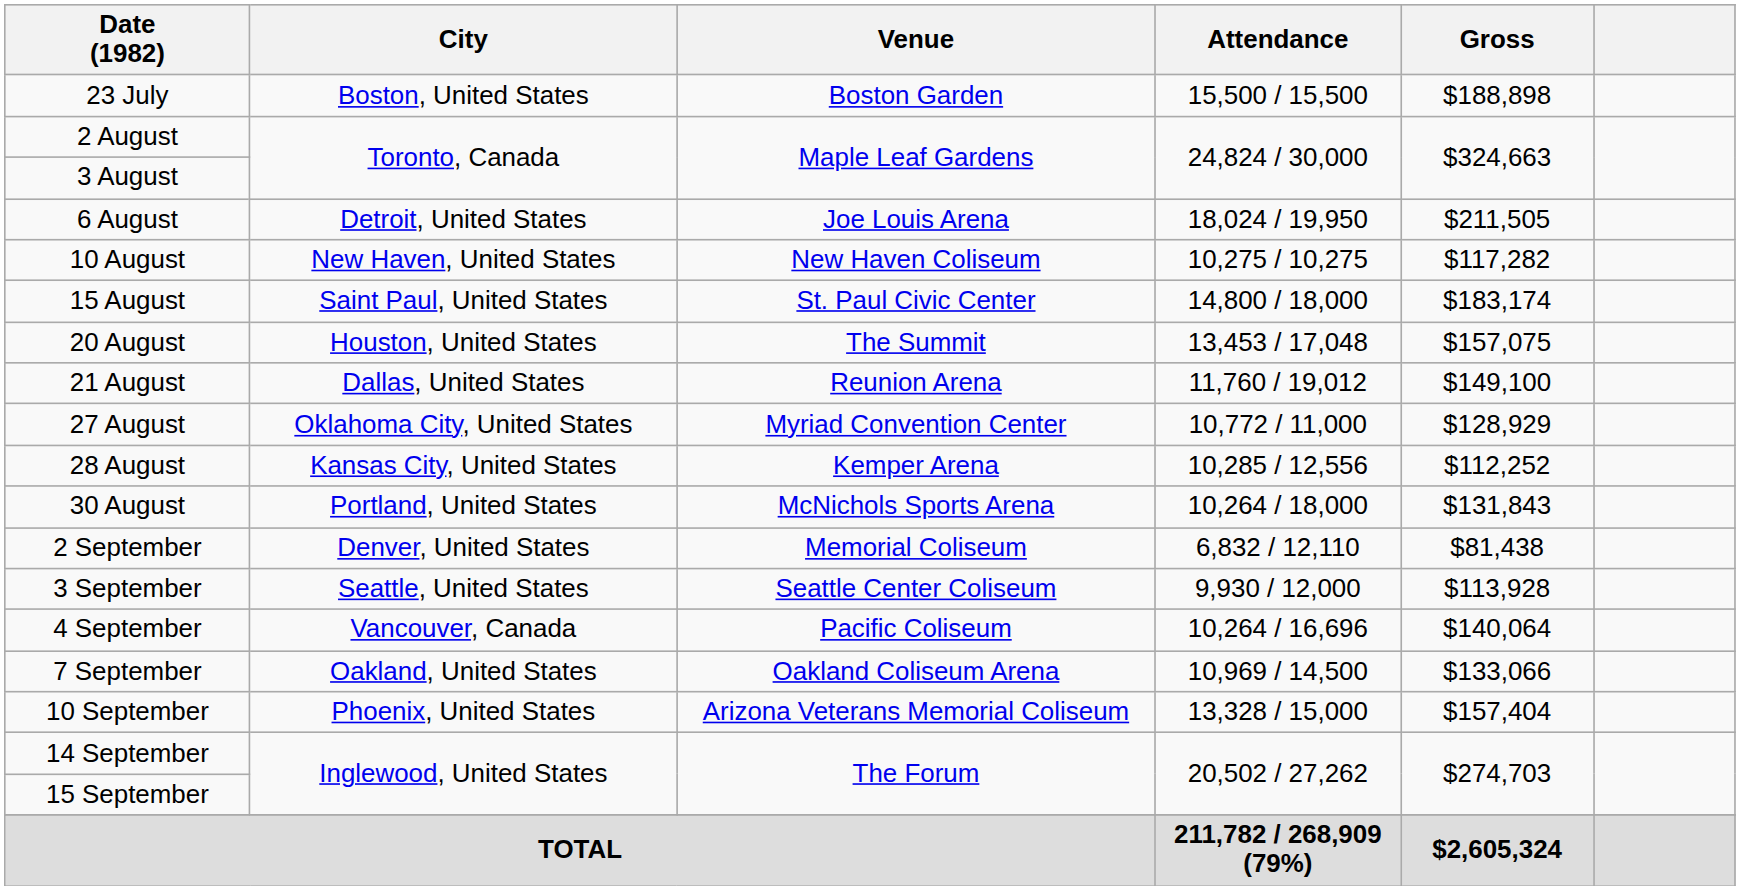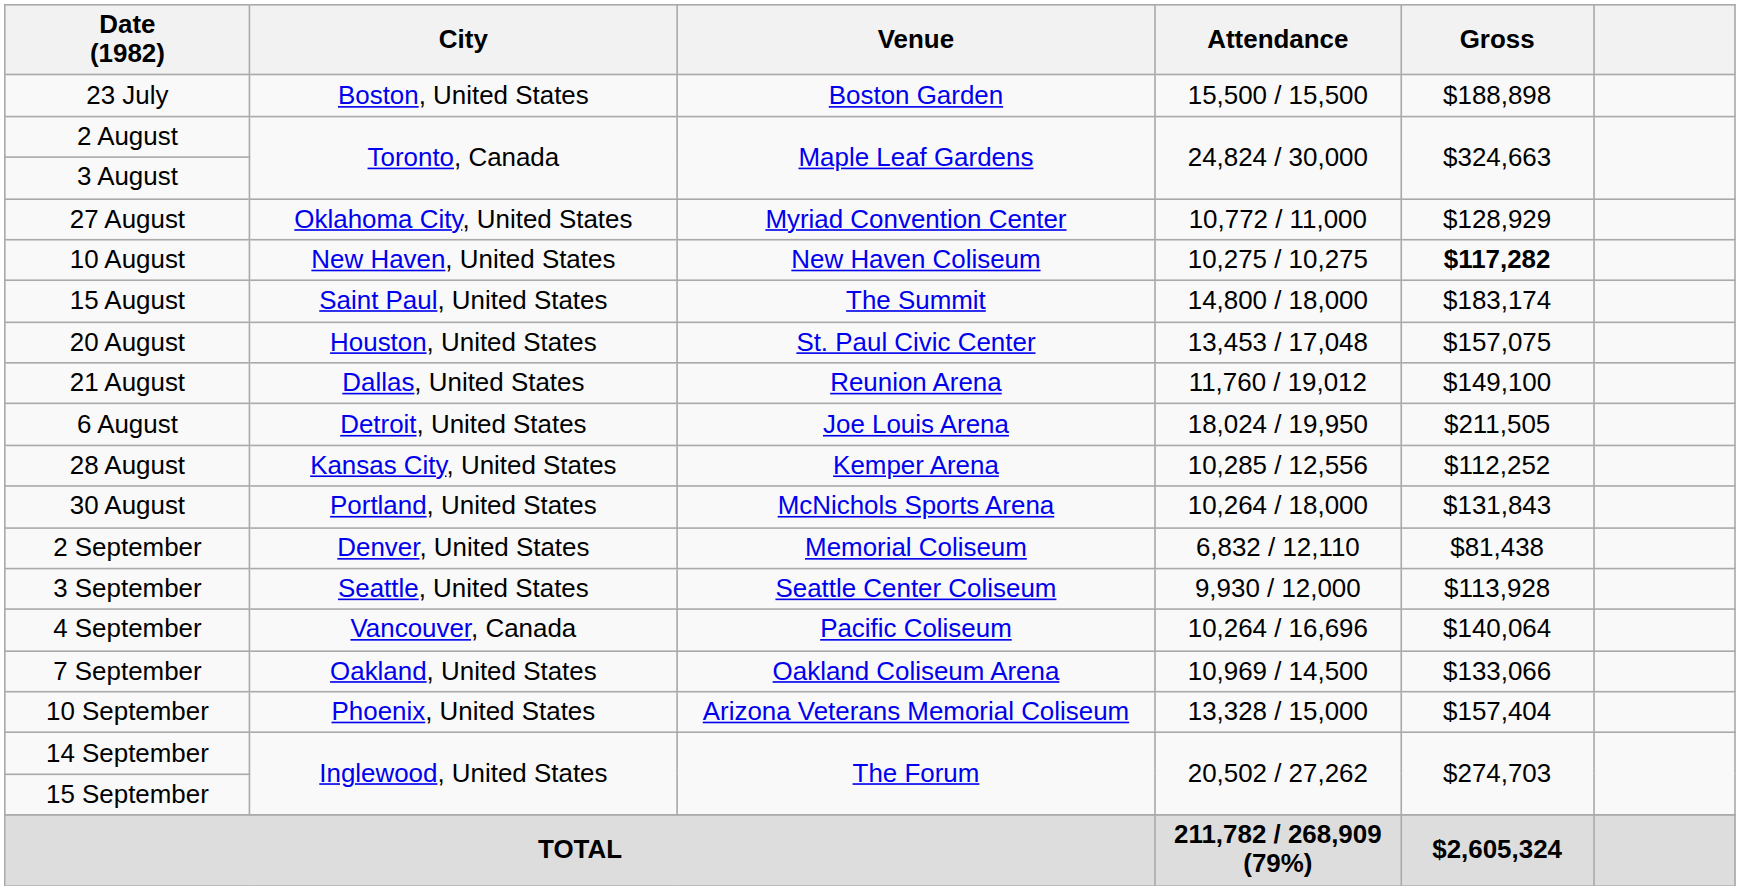rows swapped: (127, 218) <-> (127, 424)
(1497, 259) normal -> (1497, 259) bold
(916, 300) St. Paul Civic Center -> (916, 300) The Summit
(916, 341) The Summit -> (916, 341) St. Paul Civic Center
